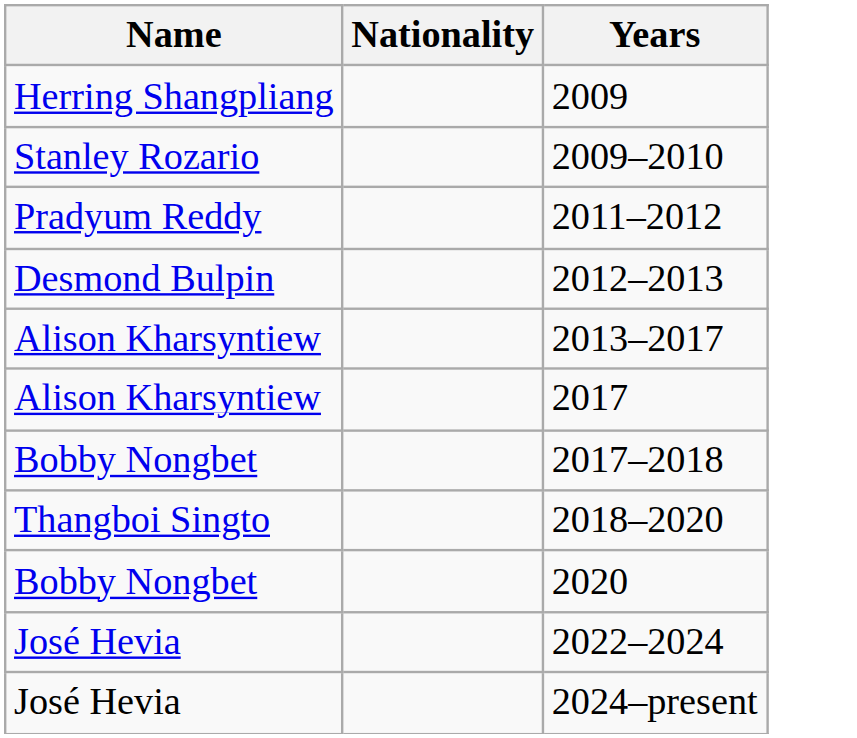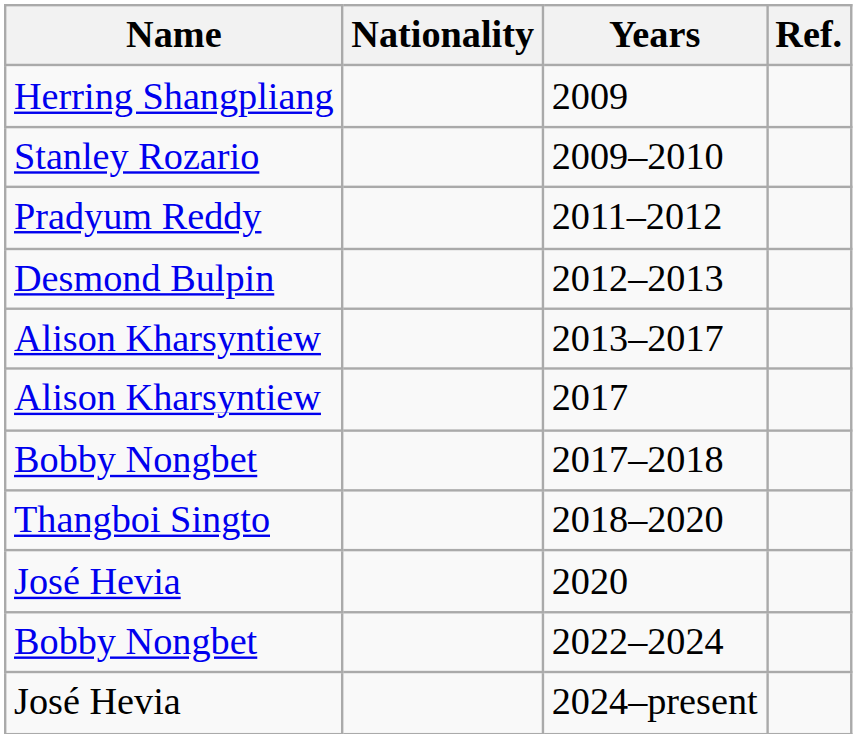+ column: (809, 34)
(136, 580) Bobby Nongbet -> (97, 580) José Hevia
(97, 641) José Hevia -> (136, 641) Bobby Nongbet
